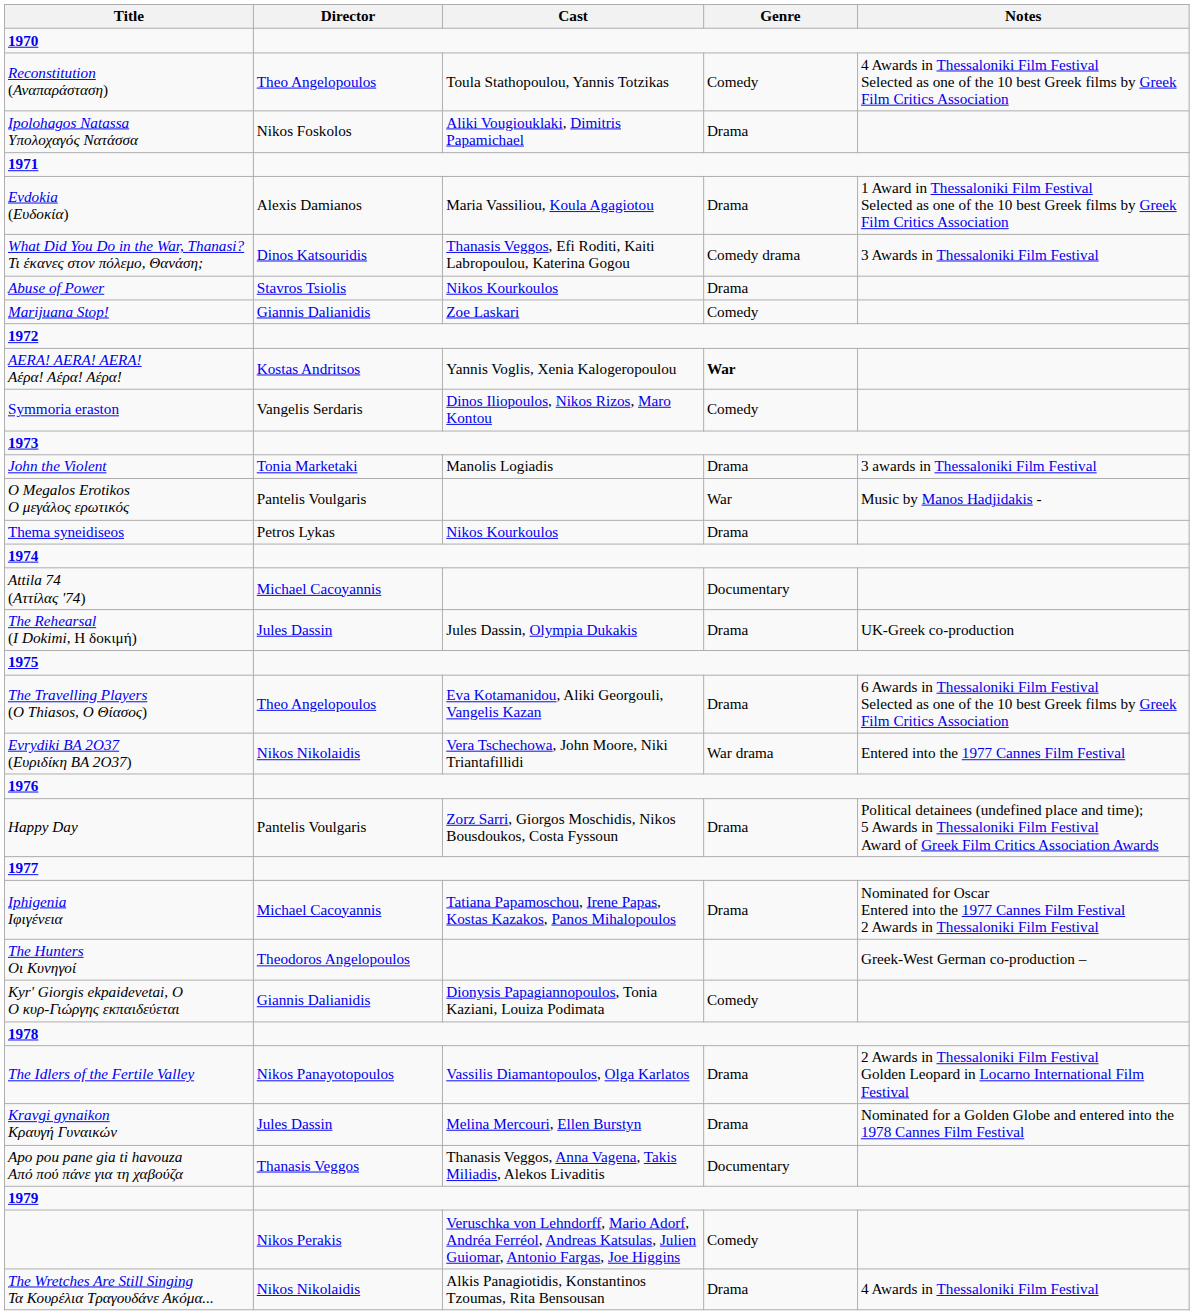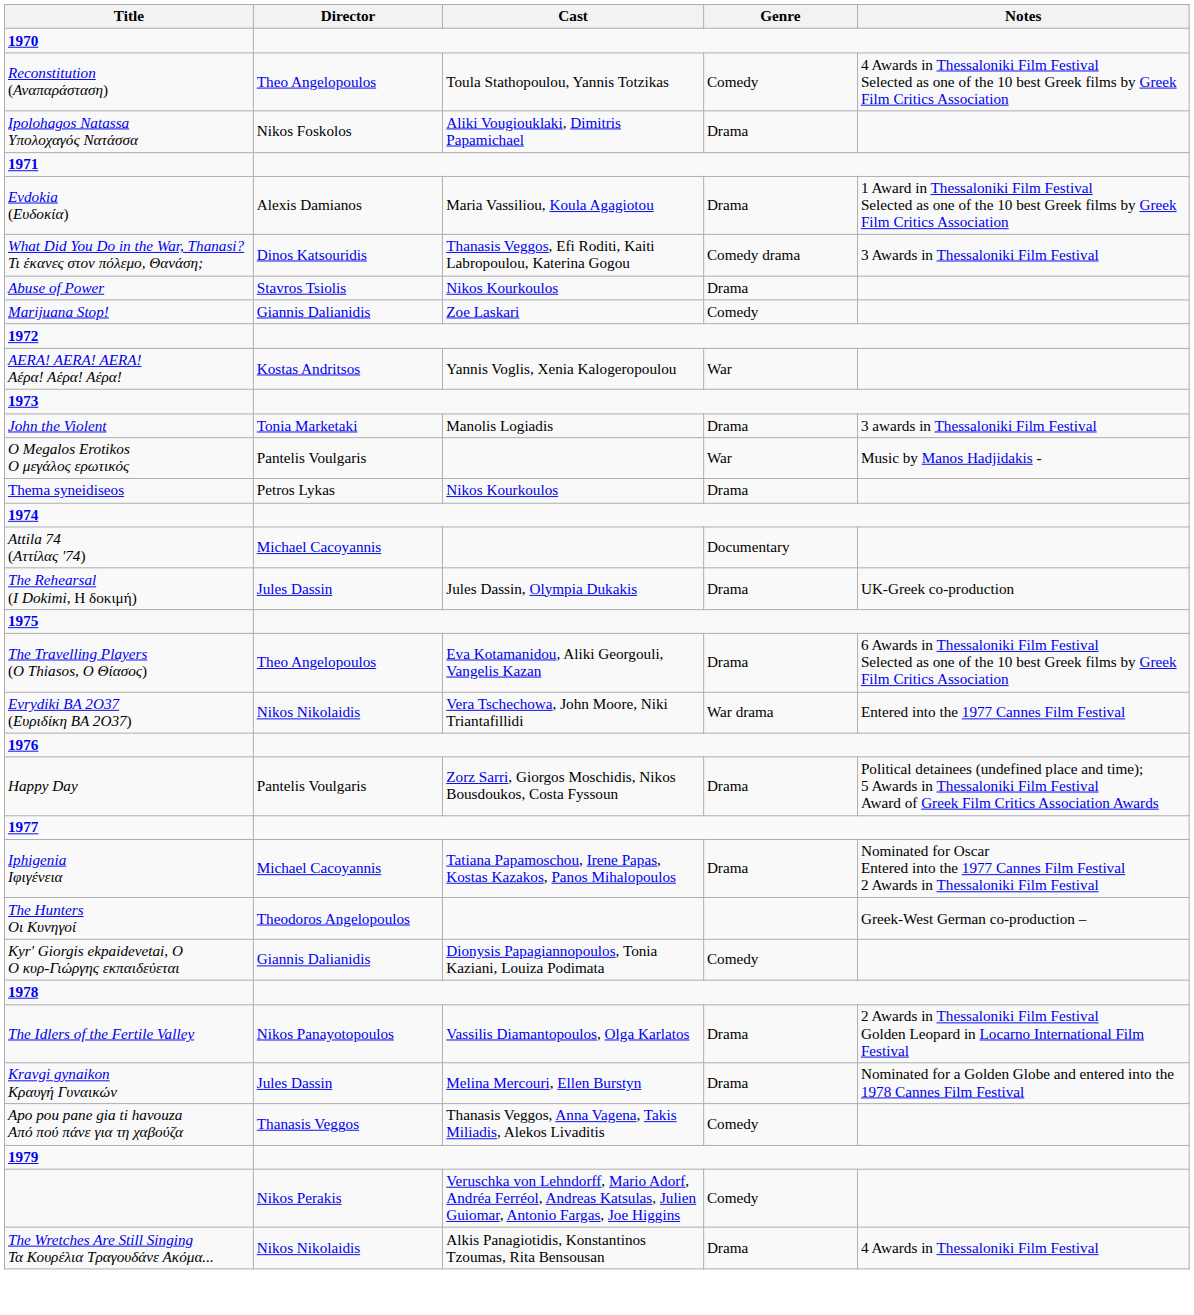(721, 368) bold -> (719, 368) normal
- row: (63, 409)
(748, 1165) Documentary -> (733, 1124) Comedy
